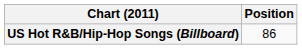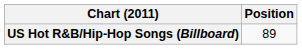(269, 34) 86 -> (269, 34) 89
